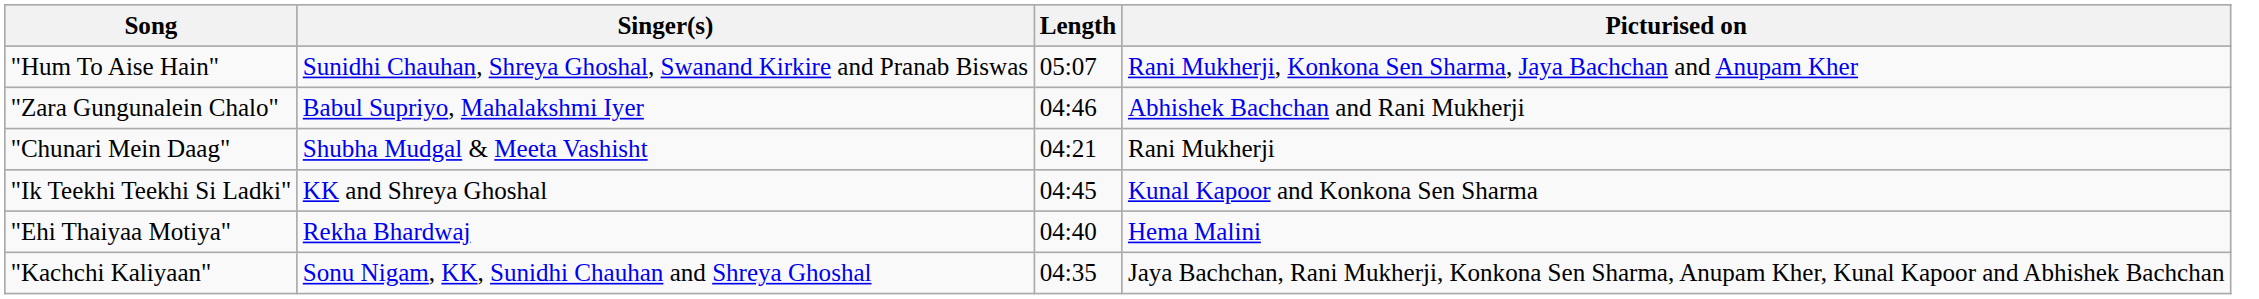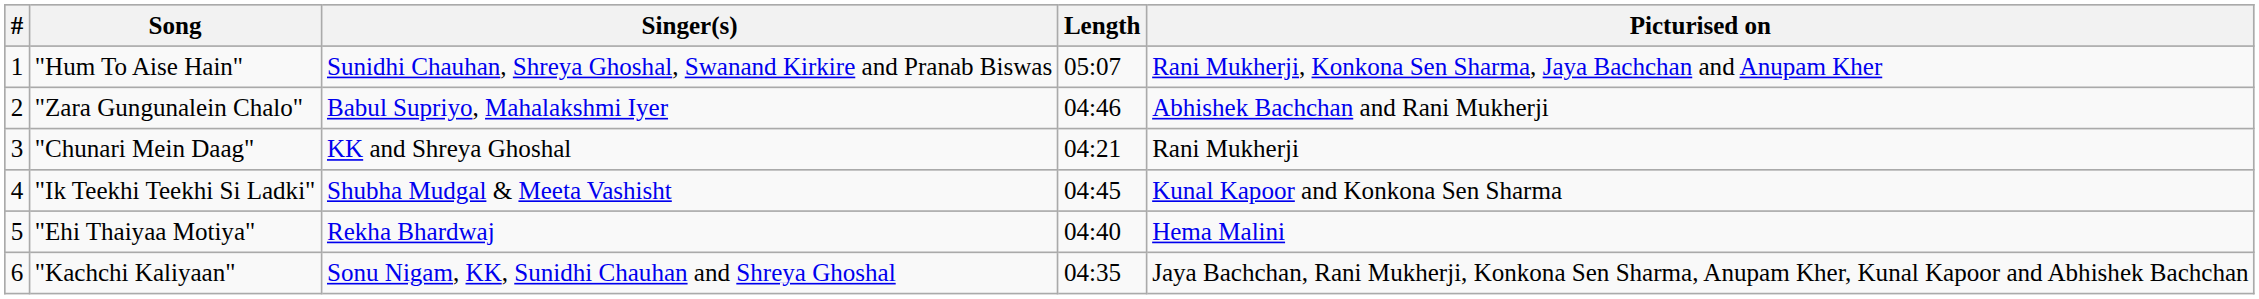+ column: (17, 25)
(475, 149) Shubha Mudgal & Meeta Vashisht -> (449, 149) KK and Shreya Ghoshal
(425, 190) KK and Shreya Ghoshal -> (499, 190) Shubha Mudgal & Meeta Vashisht
